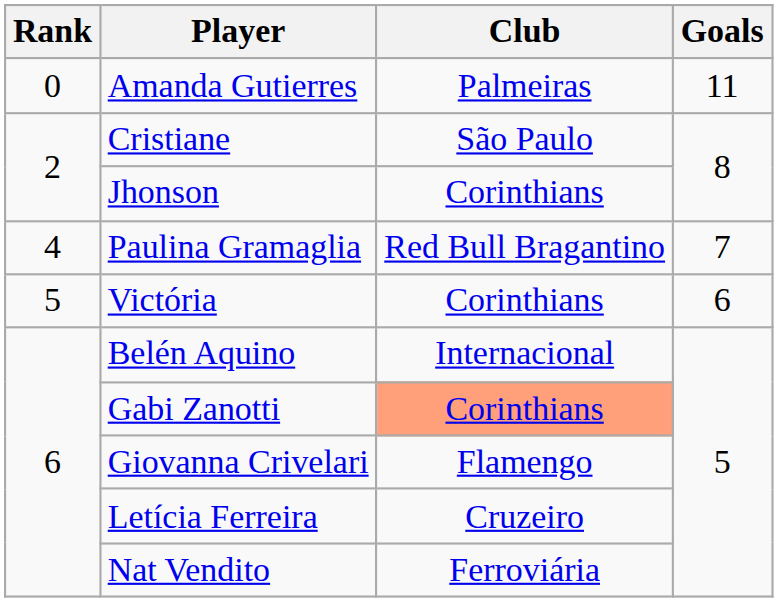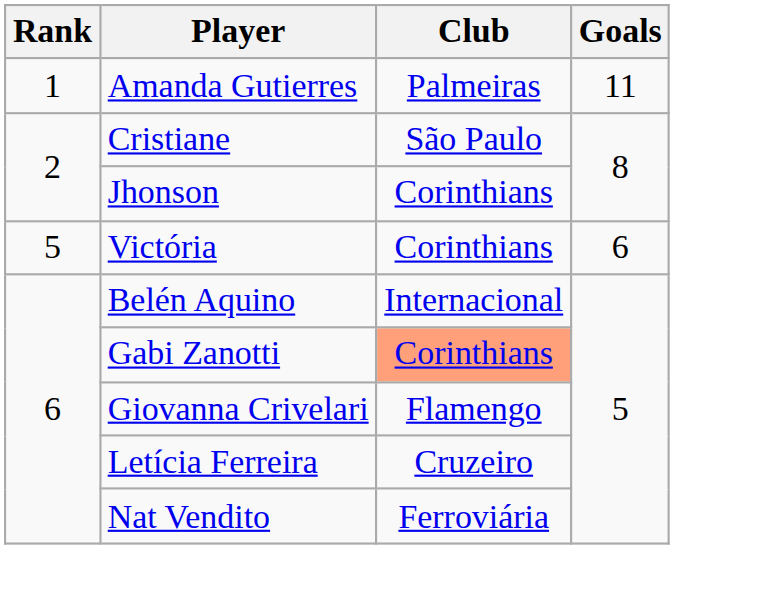(52, 85) 0 -> (52, 85) 1
- row: (234, 246)
